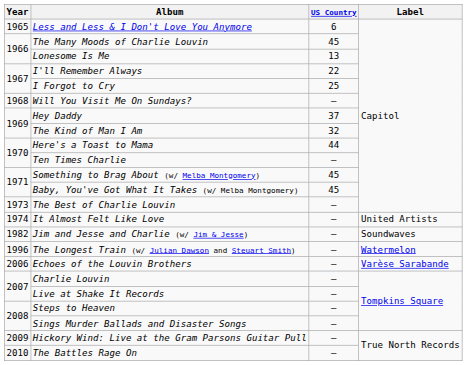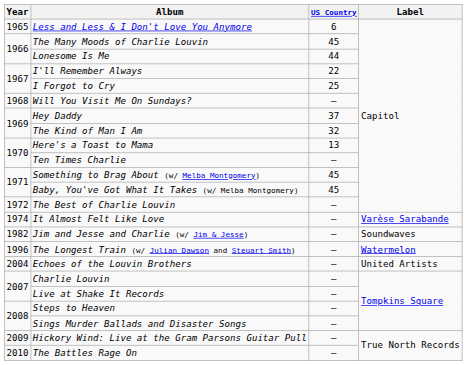(334, 56) 13 -> (334, 56) 44
(334, 145) 44 -> (334, 145) 13
(17, 205) 1973 -> (17, 205) 1972
(399, 219) United Artists -> (405, 219) Varèse Sarabande
(17, 264) 2006 -> (17, 264) 2004
(405, 264) Varèse Sarabande -> (399, 264) United Artists
